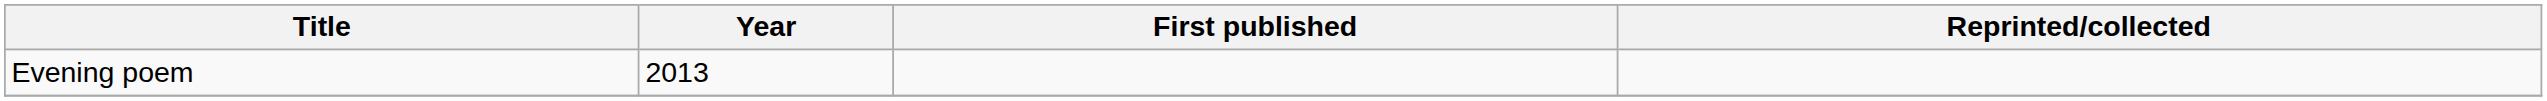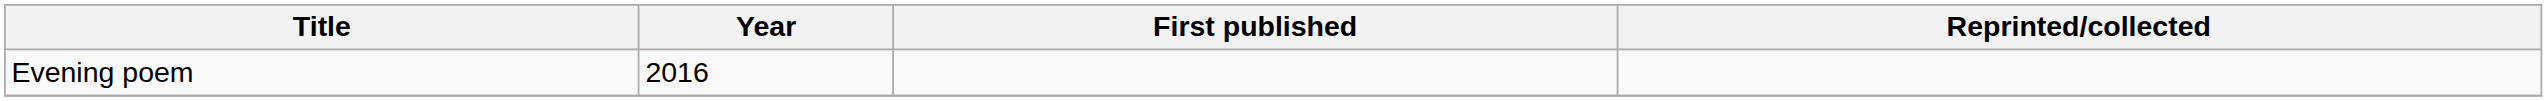(677, 72) 2013 -> (677, 72) 2016
